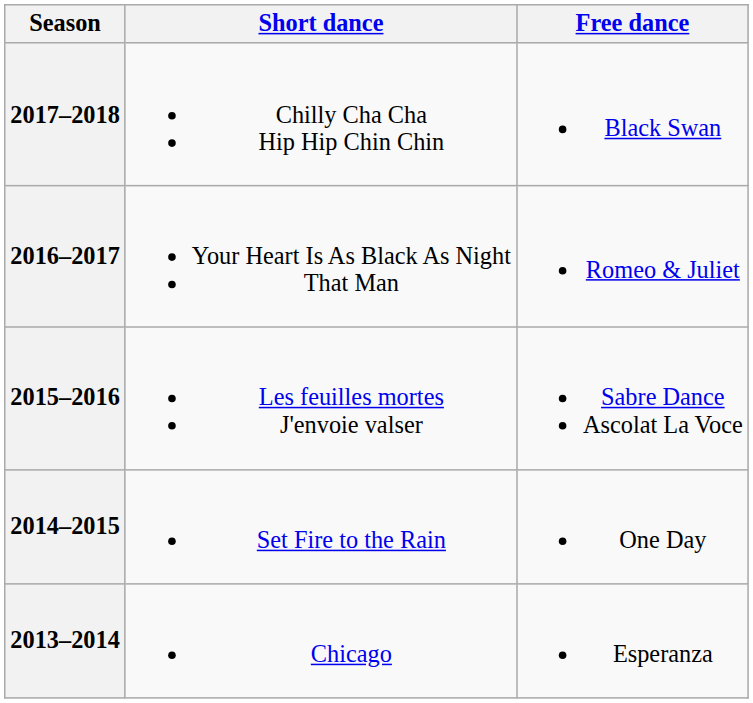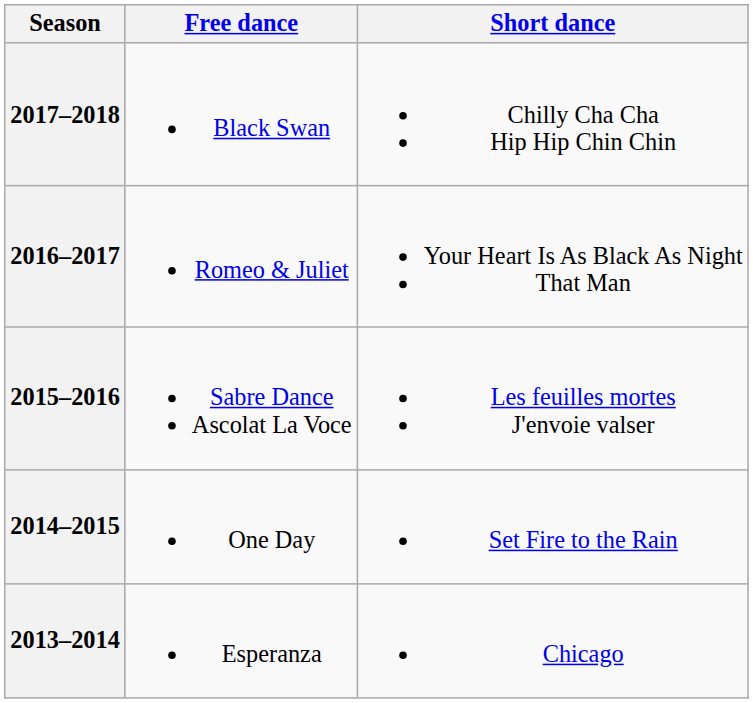columns swapped: (321, 23) <-> (632, 23)
